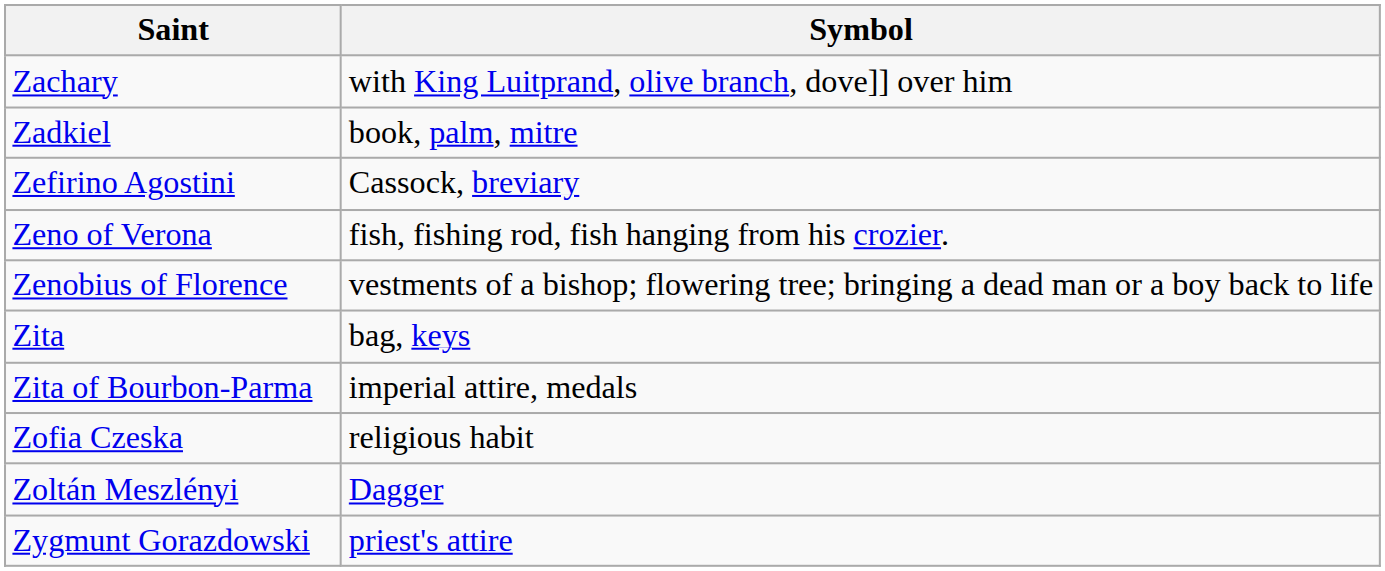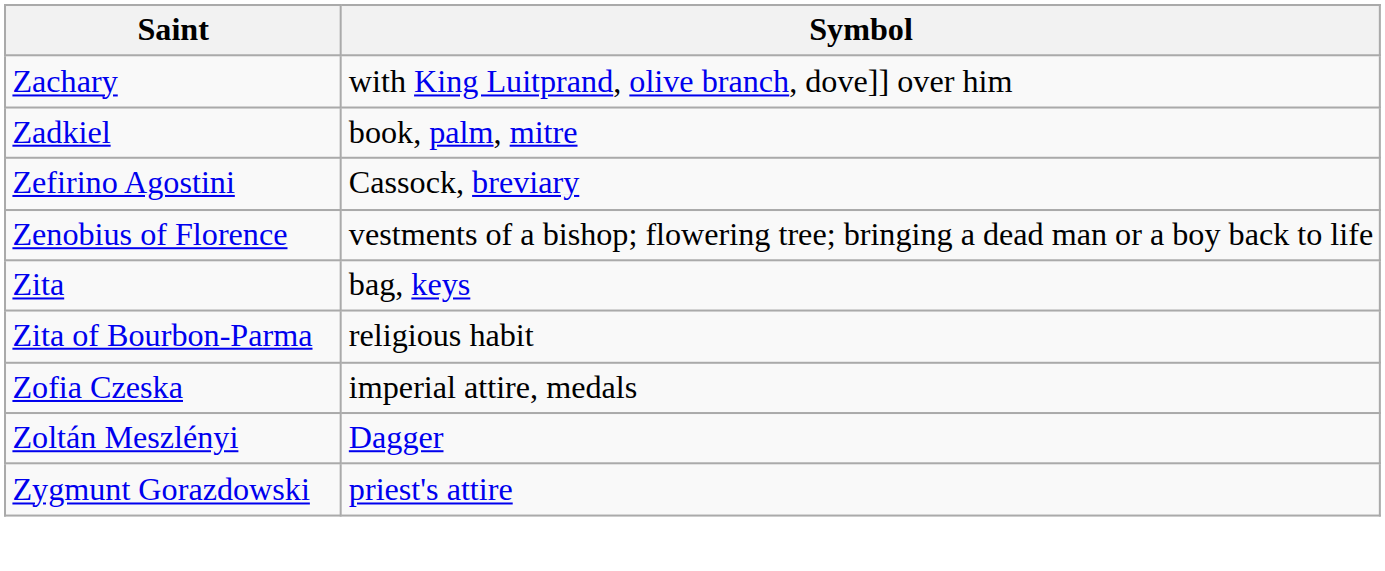- row: (112, 234)
(493, 387) imperial attire, medals -> (441, 336) religious habit
(441, 438) religious habit -> (493, 387) imperial attire, medals
